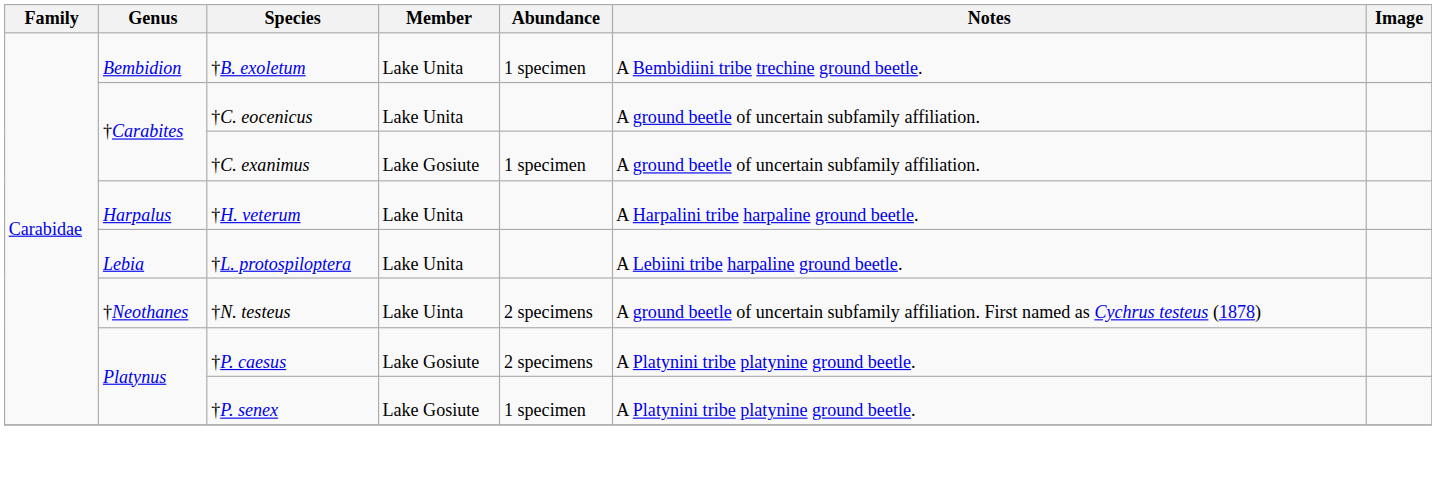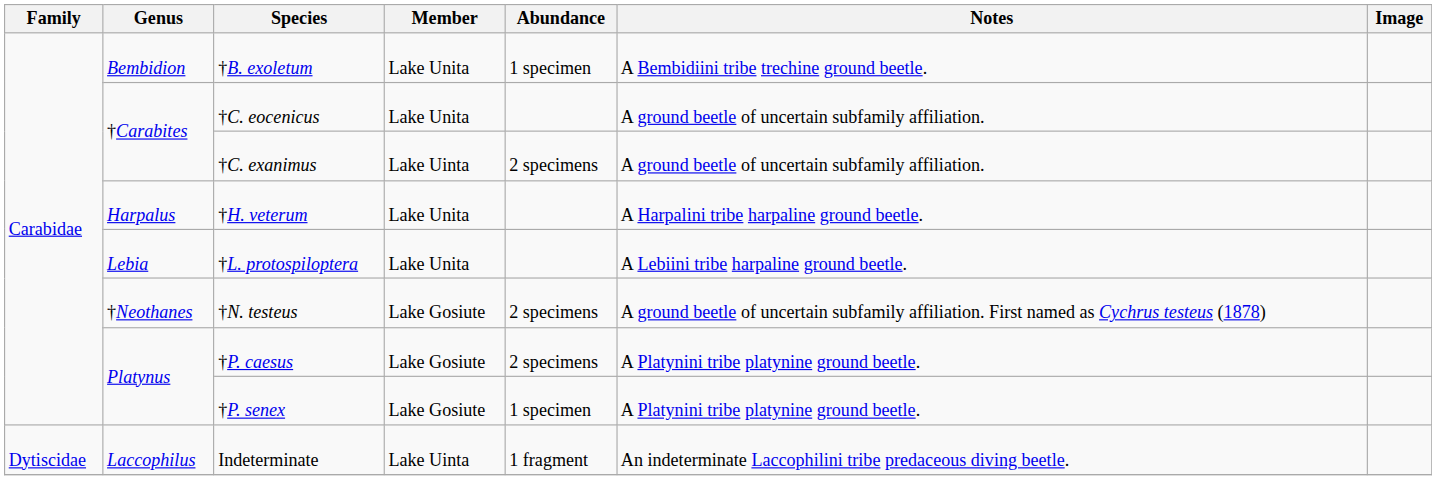(431, 165) Lake Gosiute -> (429, 165) Lake Uinta
(545, 165) 1 specimen -> (554, 165) 2 specimens
(423, 312) Lake Uinta -> (437, 312) Lake Gosiute
+ row: (268, 459)
